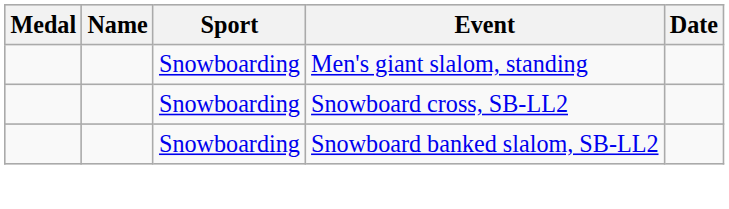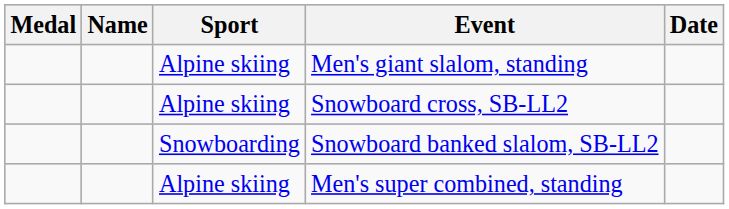(229, 64) Snowboarding -> (224, 64) Alpine skiing
(229, 104) Snowboarding -> (224, 104) Alpine skiing
+ row: (467, 184)
